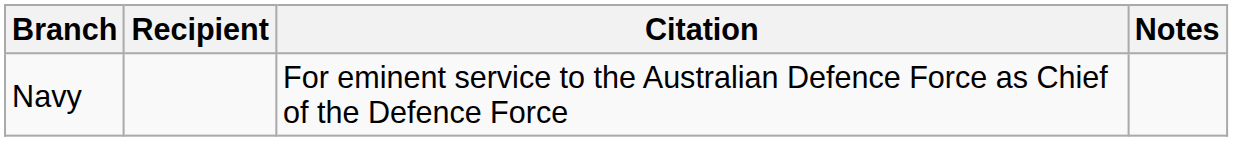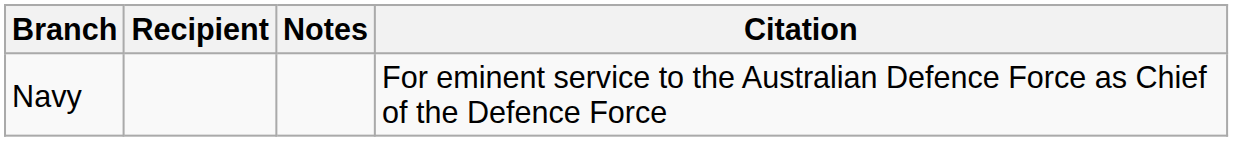columns swapped: (702, 29) <-> (1177, 29)
